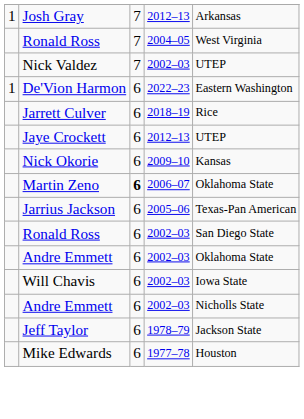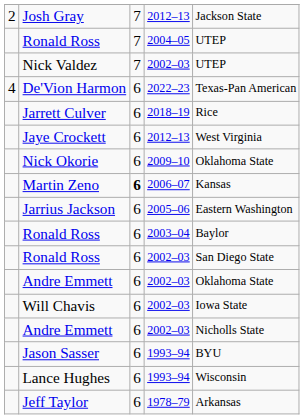(12, 16) 1 -> (12, 16) 2
(218, 16) Arkansas -> (228, 16) Jackson State
(229, 40) West Virginia -> (211, 40) UTEP
(12, 88) 1 -> (12, 88) 4
(244, 88) Eastern Washington -> (246, 88) Texas-Pan American
(211, 137) UTEP -> (229, 137) West Virginia
(213, 161) Kansas -> (234, 161) Oklahoma State
(234, 185) Oklahoma State -> (213, 185) Kansas
(246, 209) Texas-Pan American -> (244, 209) Eastern Washington
+ row: (61, 233)
+ row: (61, 354)
+ row: (66, 378)
(228, 329) Jackson State -> (218, 402) Arkansas
- row: (67, 354)
